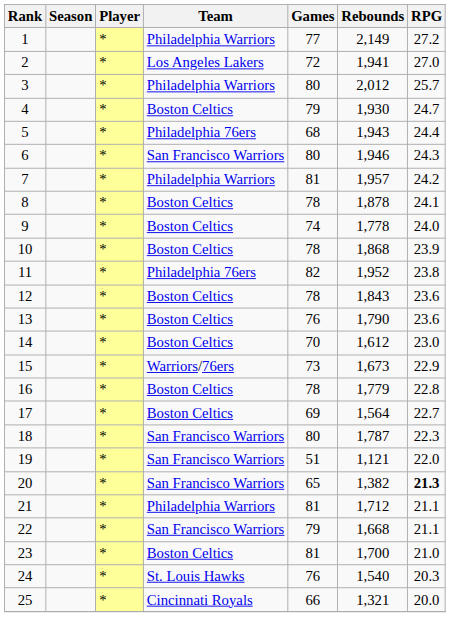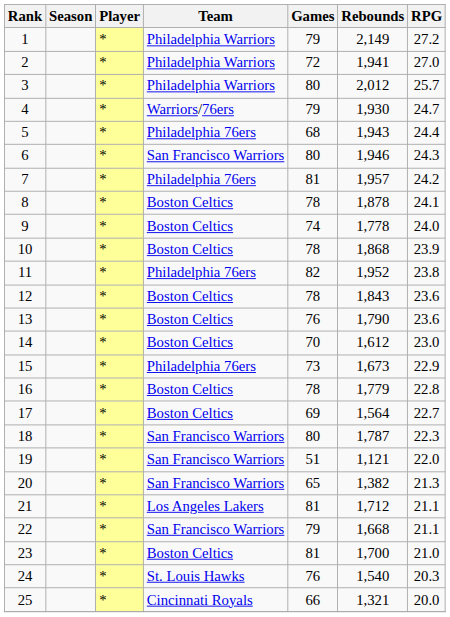(313, 39) 77 -> (313, 39) 79
(205, 62) Los Angeles Lakers -> (211, 62) Philadelphia Warriors
(190, 109) Boston Celtics -> (190, 109) Warriors/76ers
(211, 179) Philadelphia Warriors -> (201, 179) Philadelphia 76ers
(190, 366) Warriors/76ers -> (201, 366) Philadelphia 76ers
(427, 483) bold -> (427, 483) normal
(211, 506) Philadelphia Warriors -> (205, 506) Los Angeles Lakers
